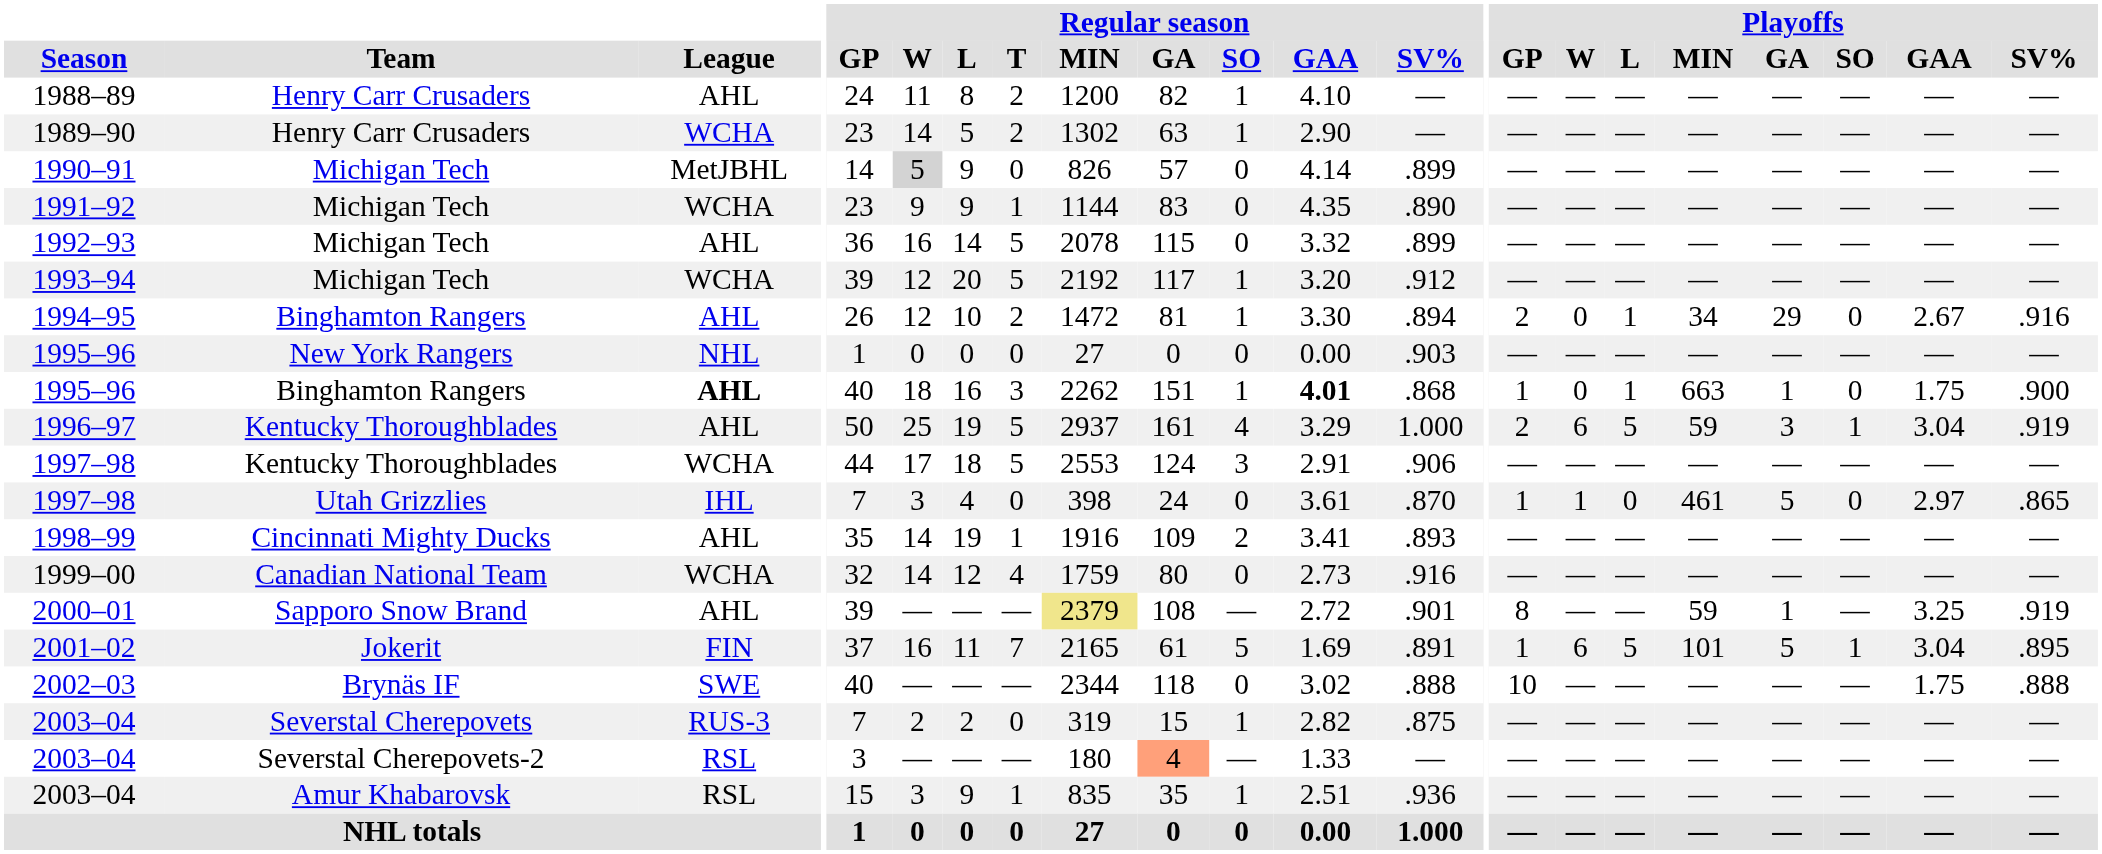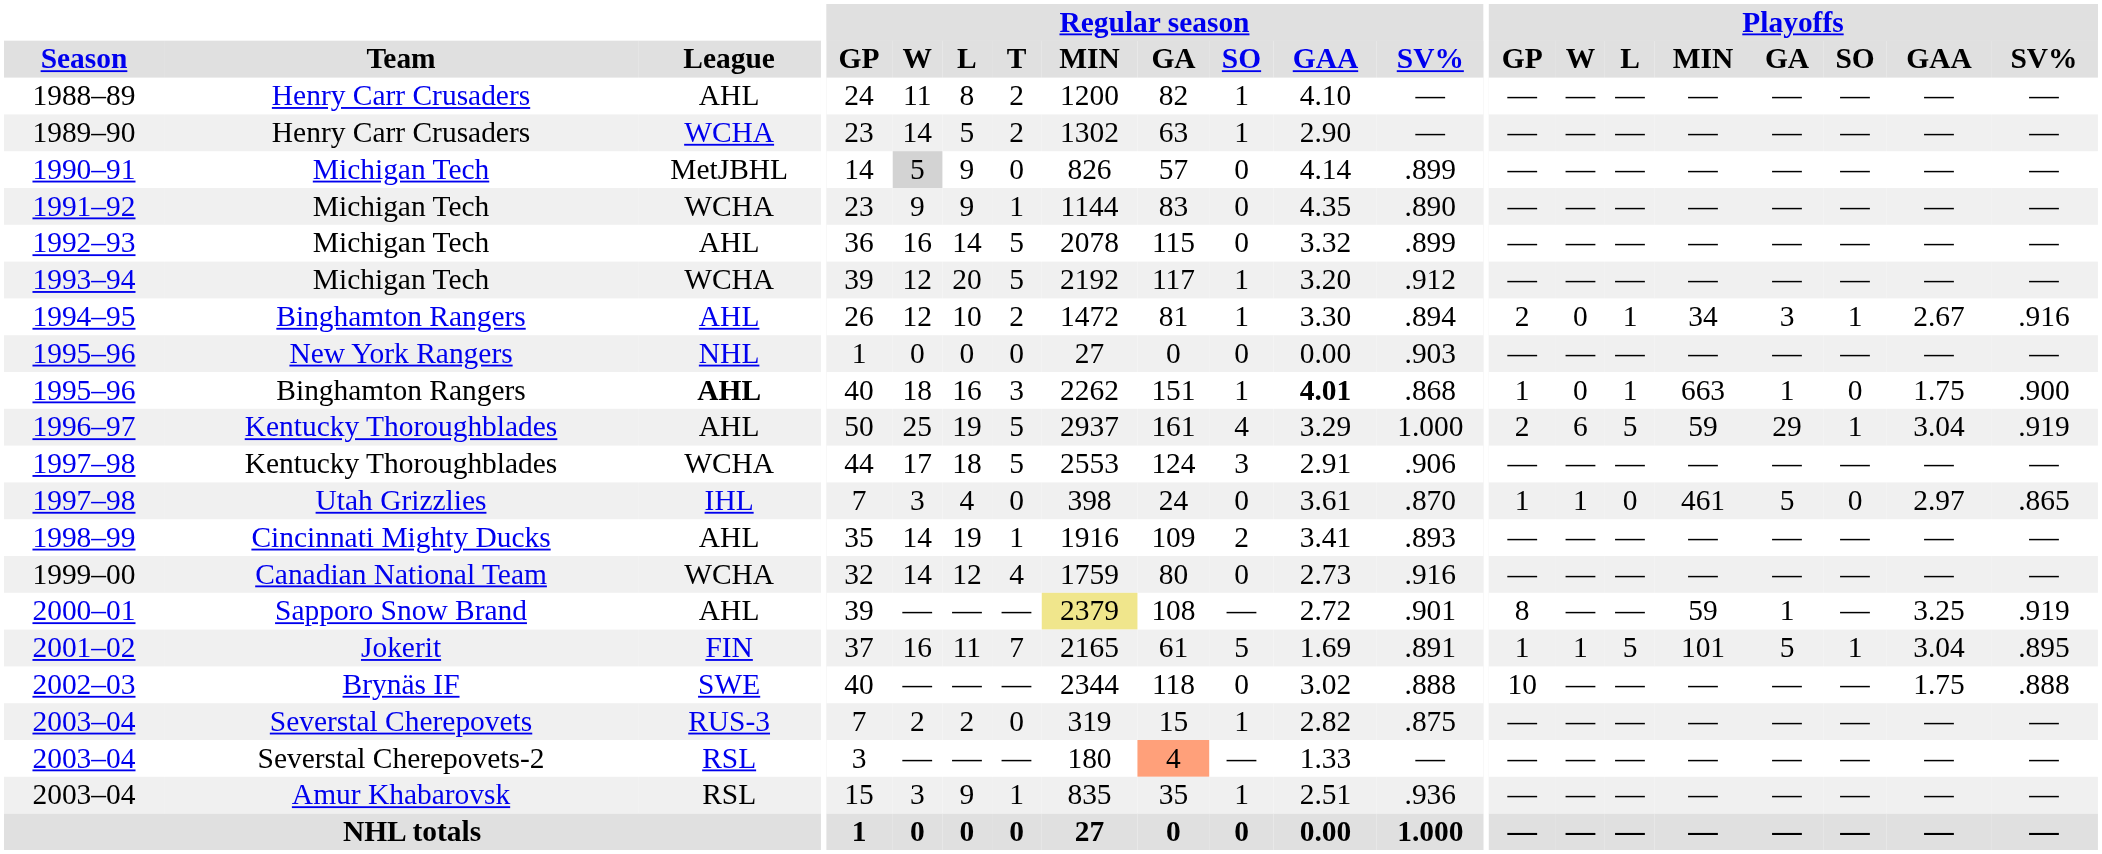(1787, 316) 29 -> (1787, 316) 3
(1855, 316) 0 -> (1855, 316) 1
(1787, 426) 3 -> (1787, 426) 29
(1580, 647) 6 -> (1580, 647) 1
